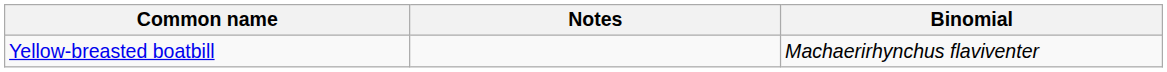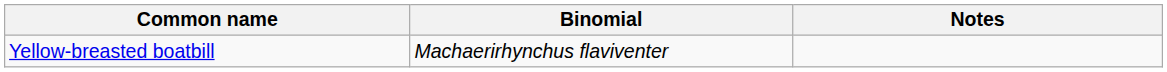columns swapped: (972, 19) <-> (595, 19)
